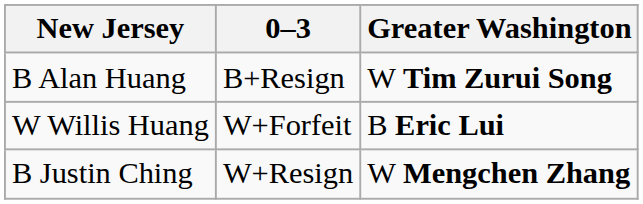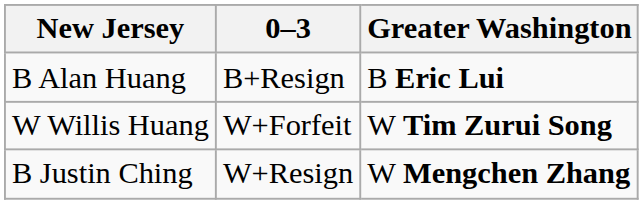(490, 76) W Tim Zurui Song -> (436, 76) B Eric Lui
(436, 125) B Eric Lui -> (490, 125) W Tim Zurui Song
